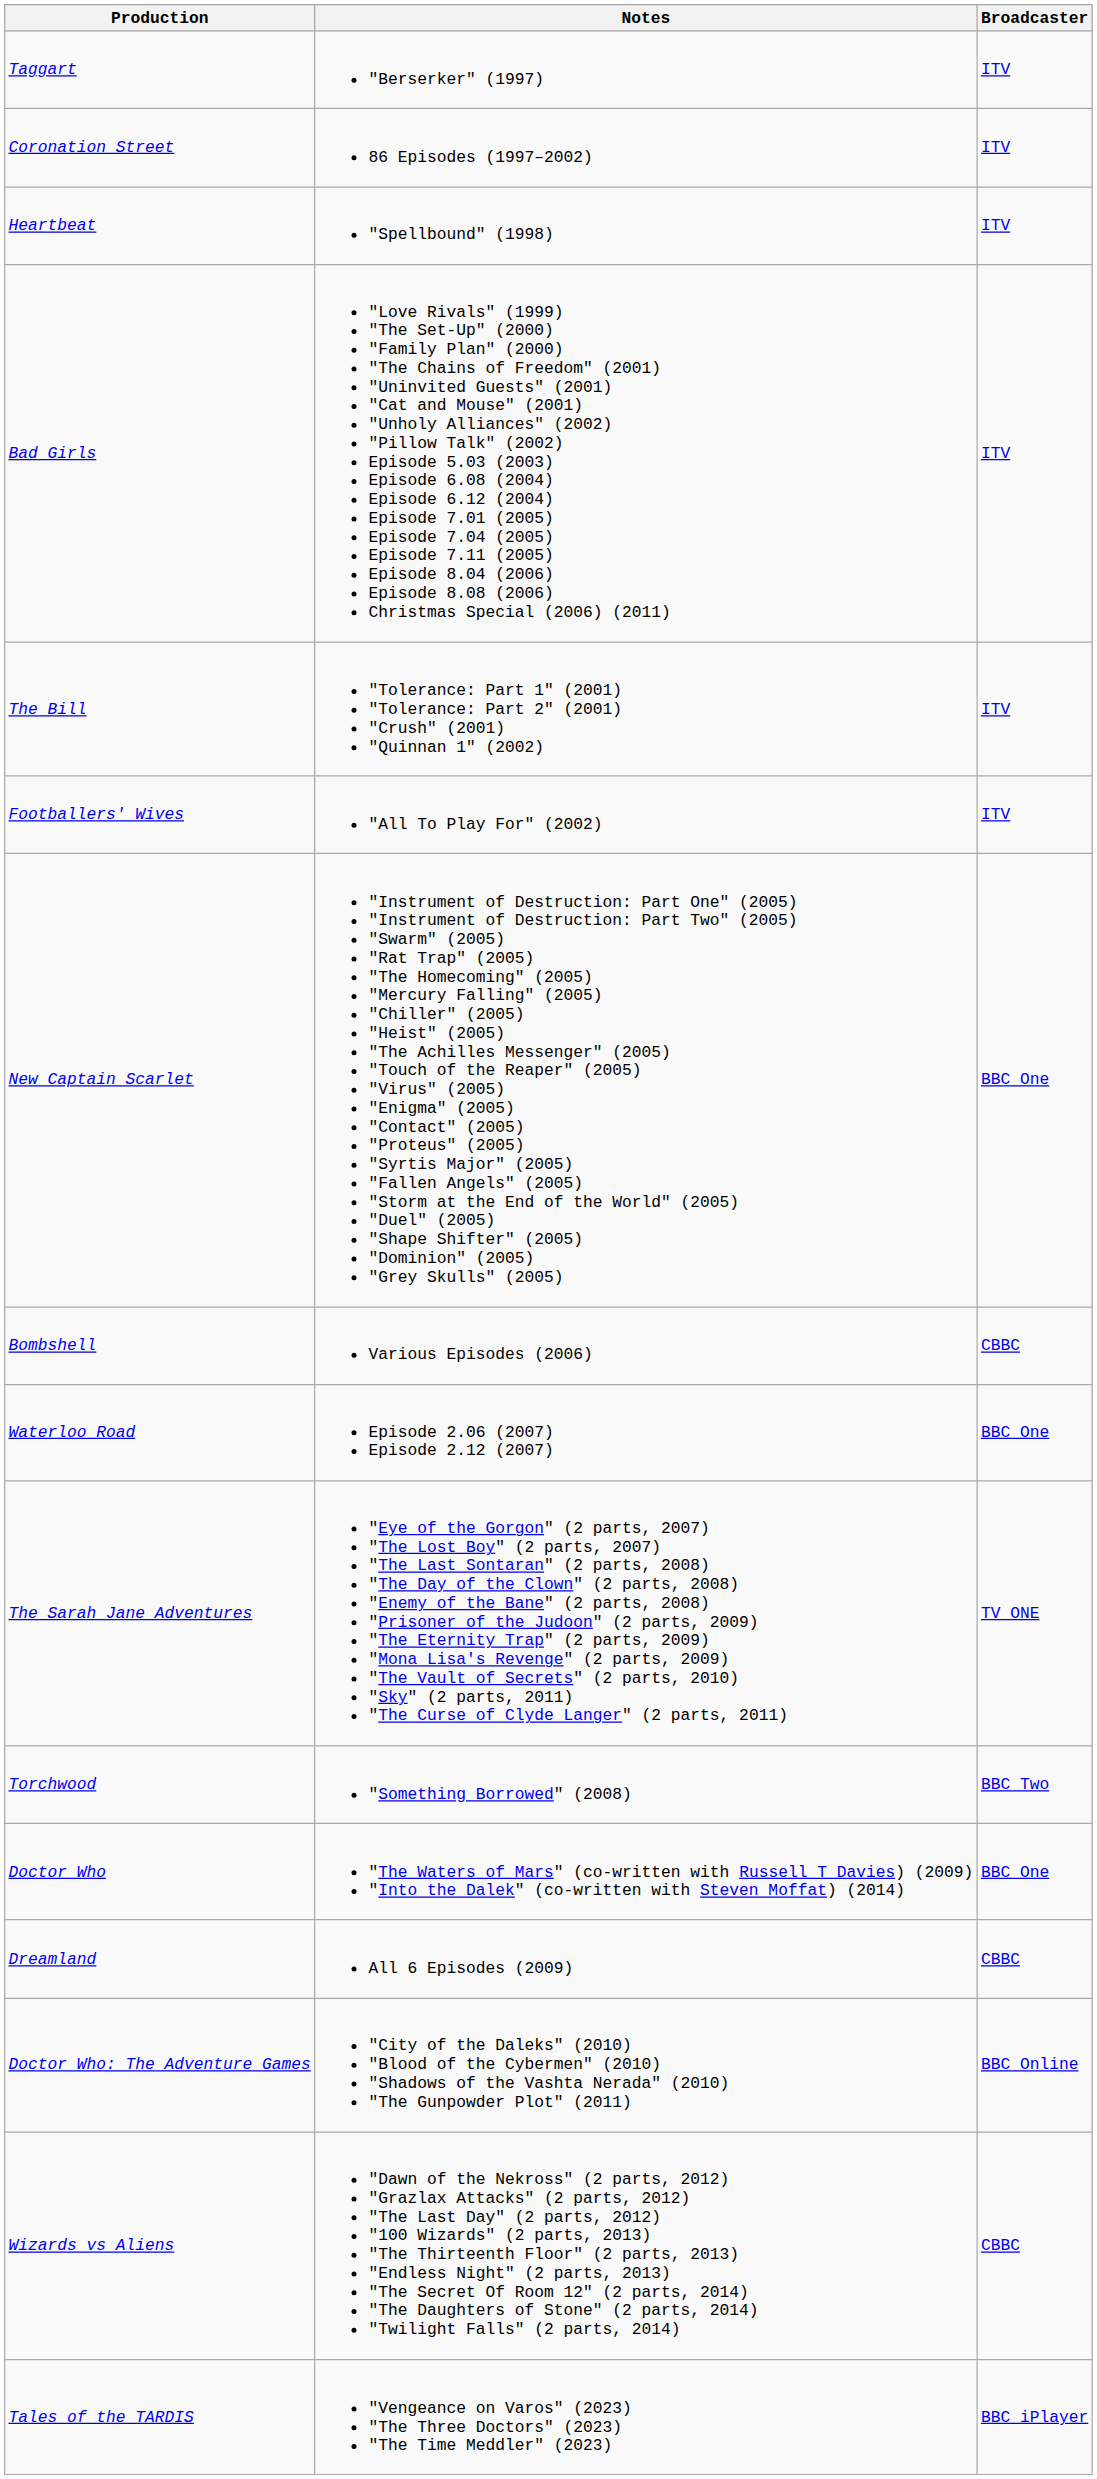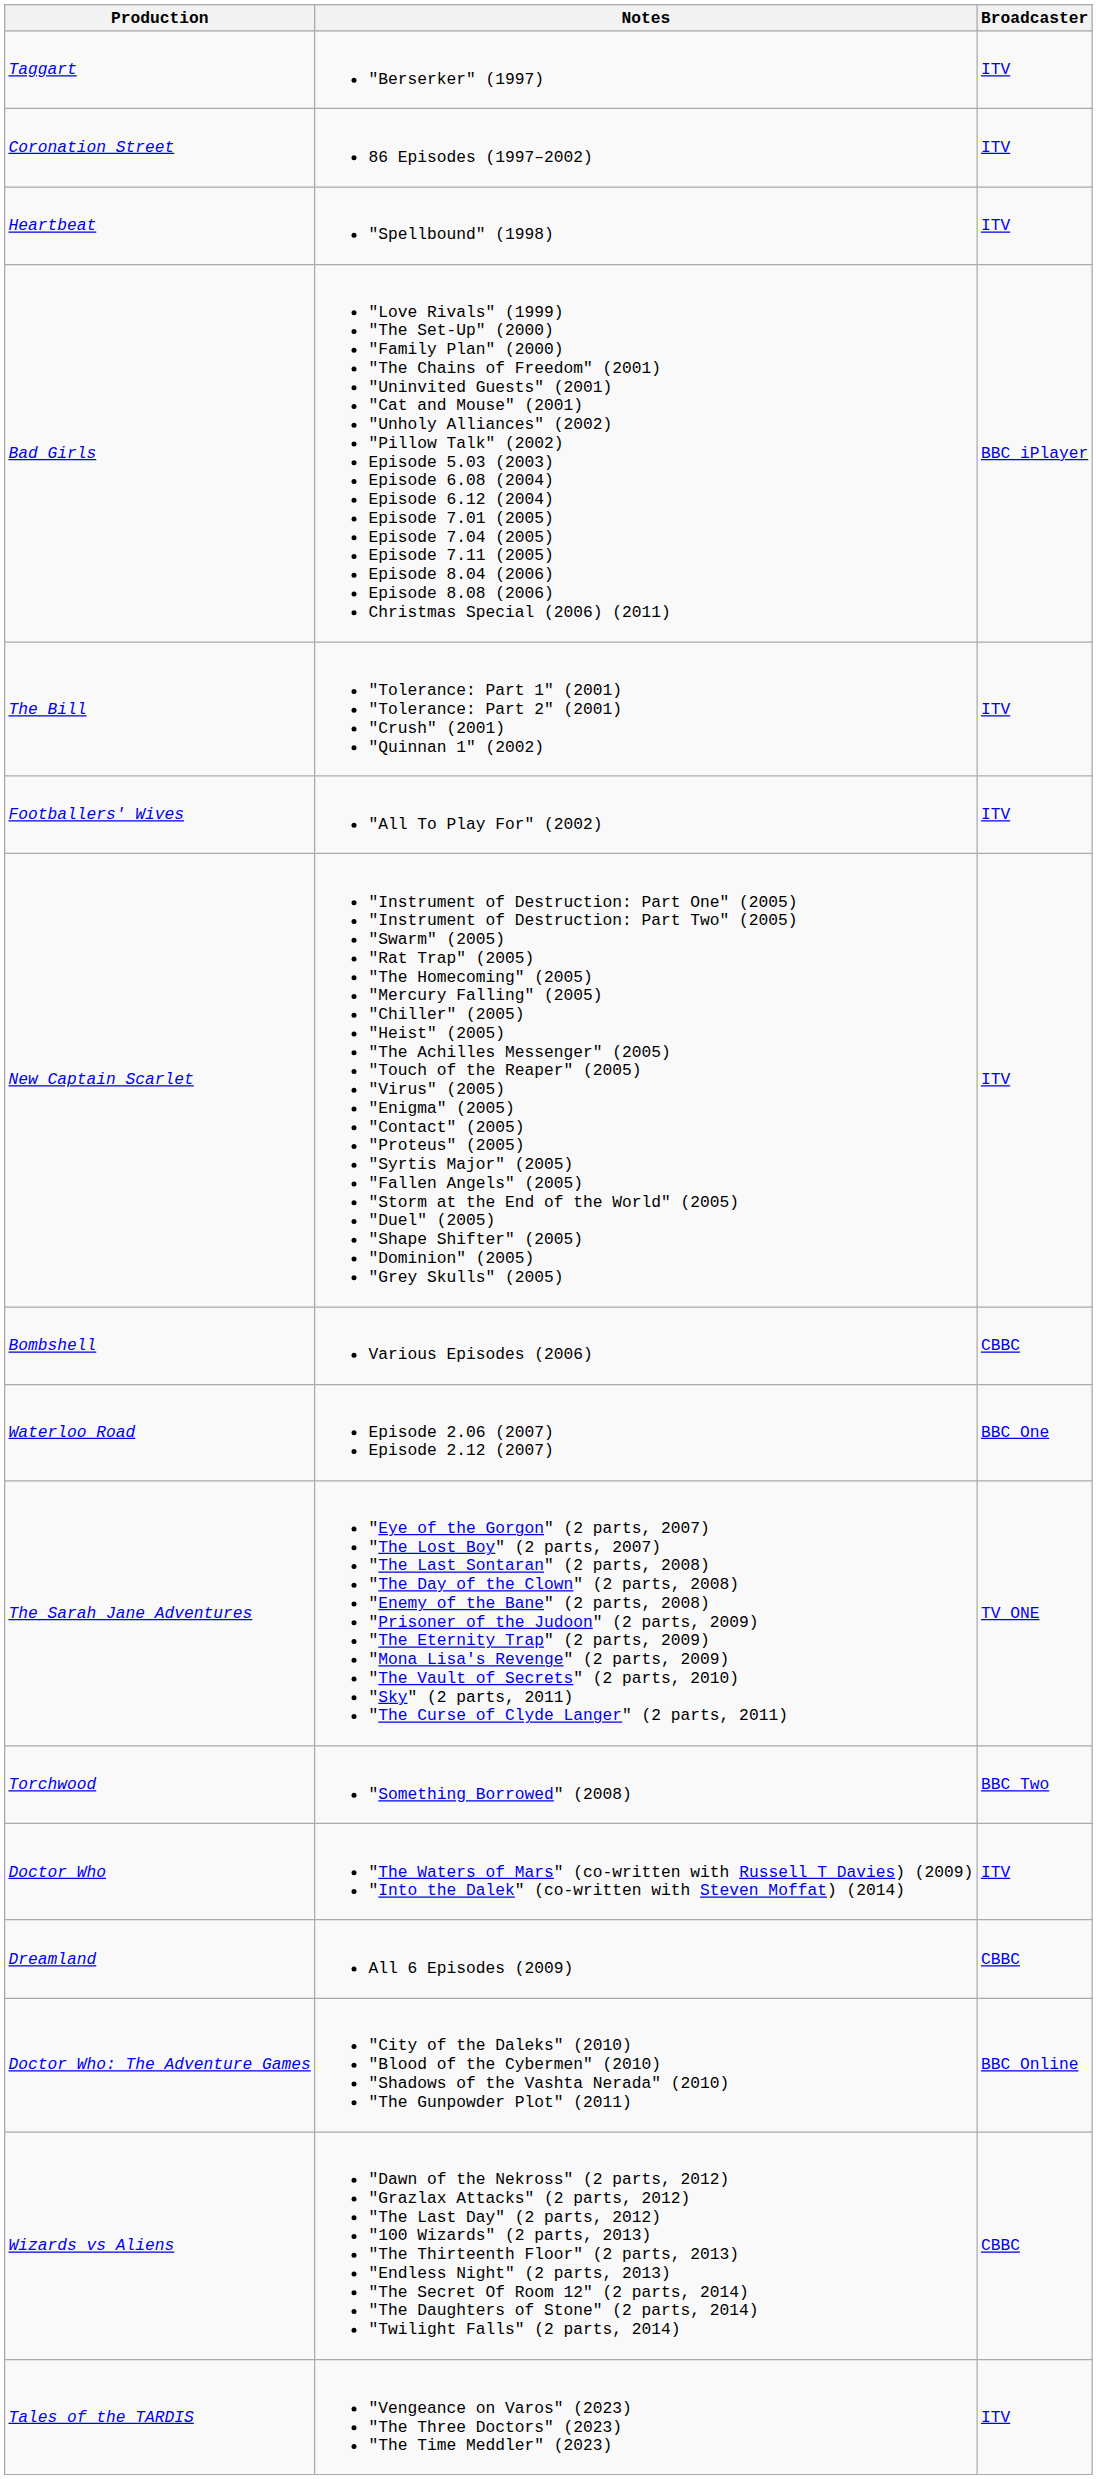(996, 453) ITV -> (1035, 453) BBC iPlayer
(1015, 1080) BBC One -> (996, 1080) ITV
(1015, 1872) BBC One -> (996, 1872) ITV
(1035, 2417) BBC iPlayer -> (996, 2417) ITV
